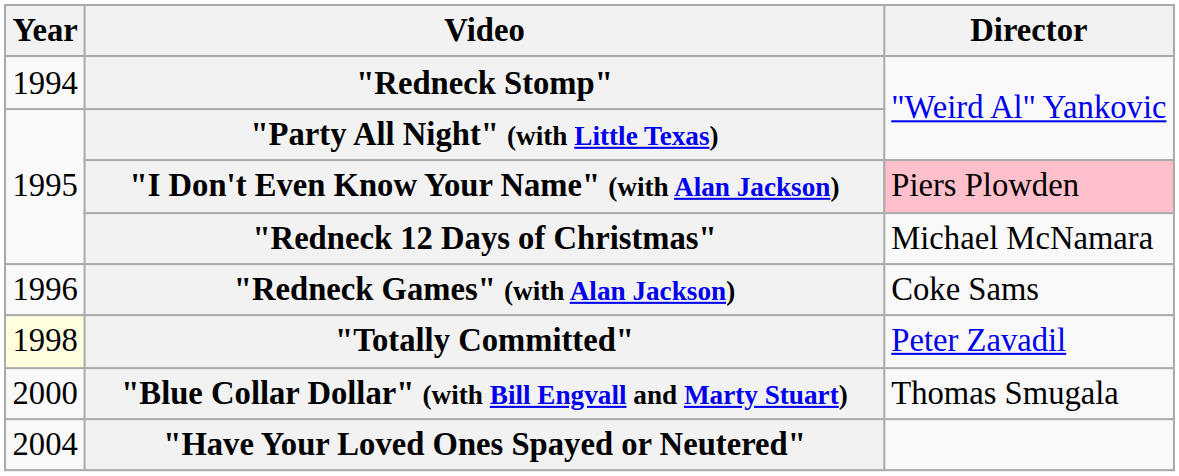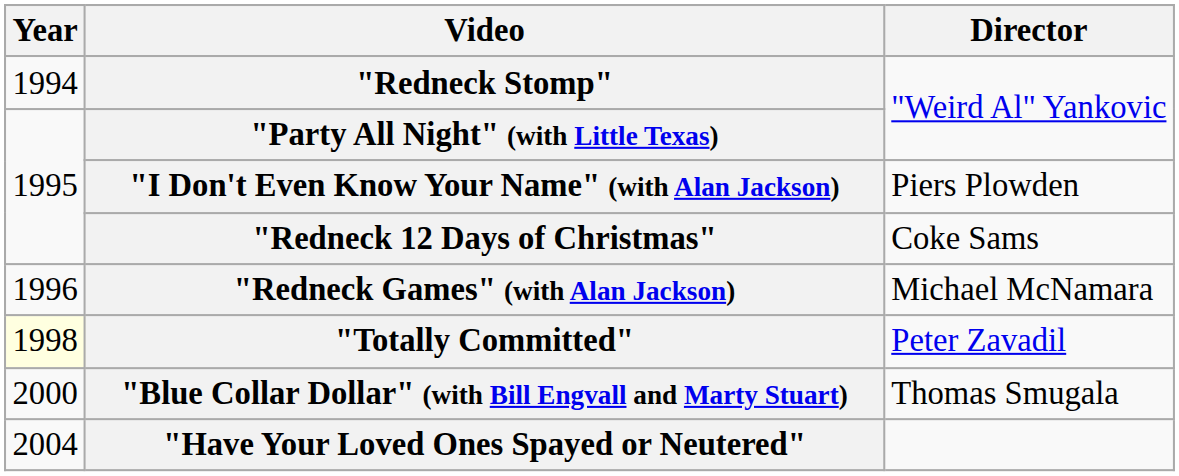(985, 185) pink background -> (985, 185) no background
(1022, 237) Michael McNamara -> (965, 237) Coke Sams
(965, 289) Coke Sams -> (1022, 289) Michael McNamara
